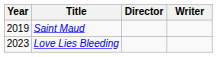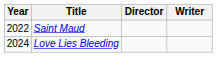(18, 28) 2019 -> (18, 28) 2022
(18, 44) 2023 -> (18, 44) 2024
